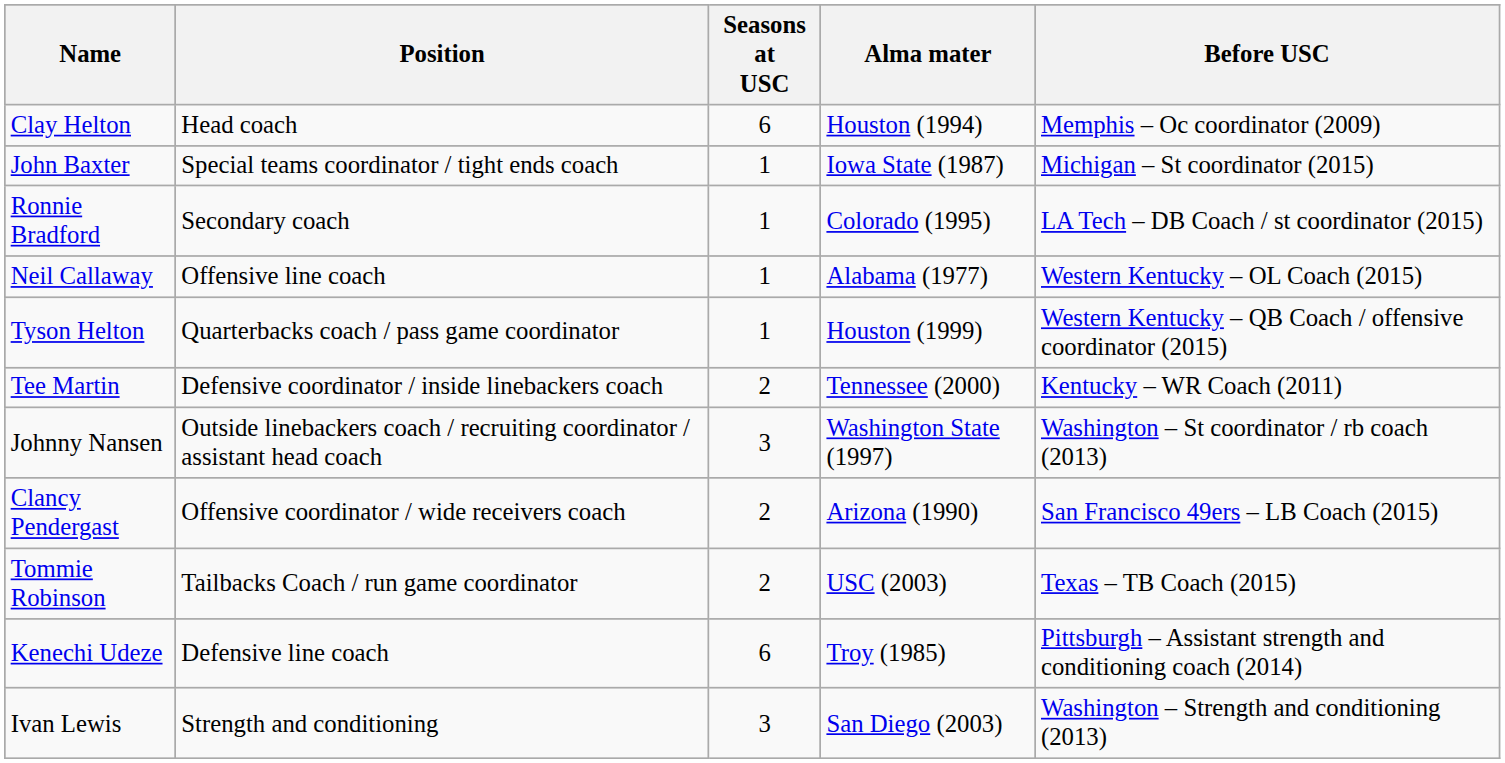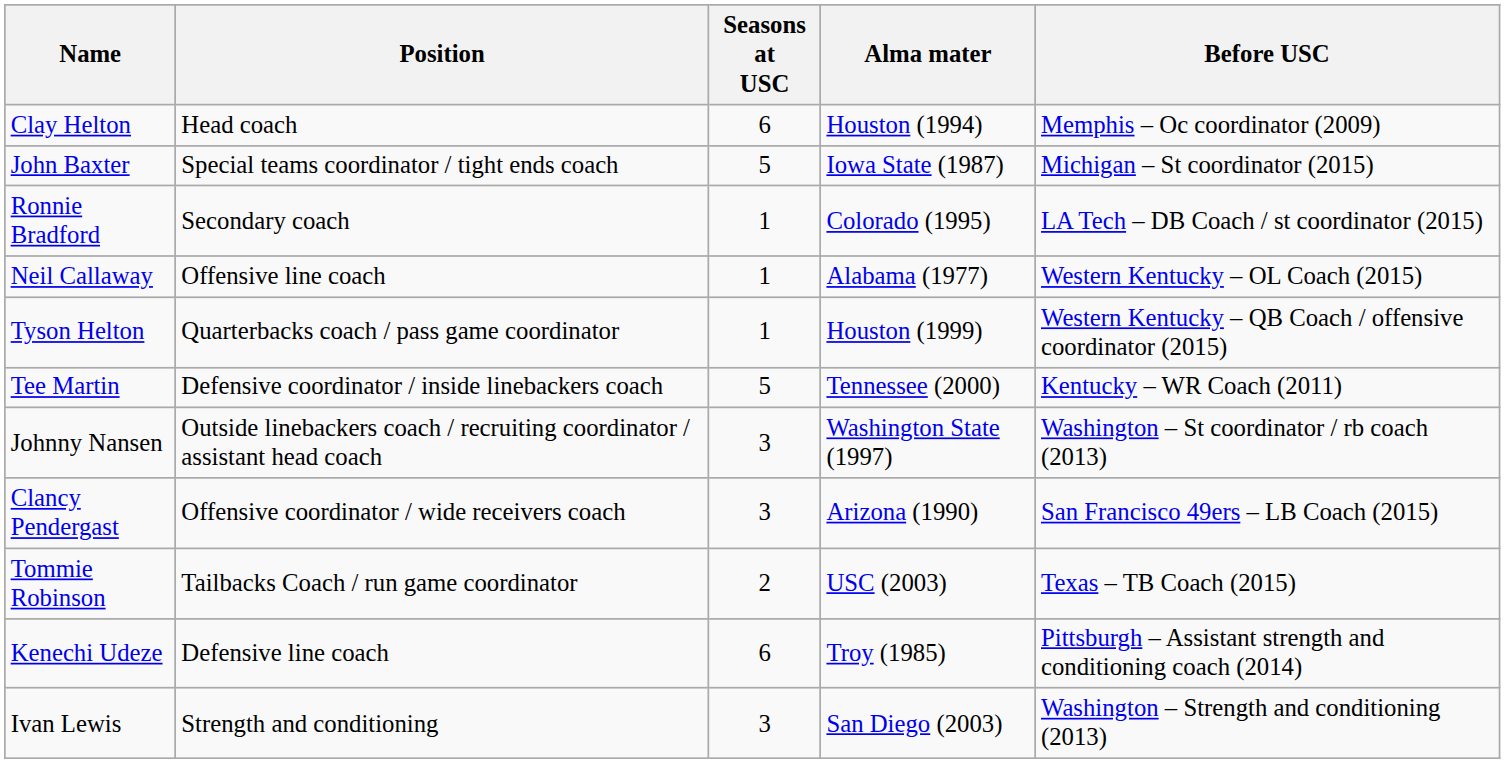(765, 165) 1 -> (765, 165) 5
(765, 387) 2 -> (765, 387) 5
(765, 512) 2 -> (765, 512) 3
